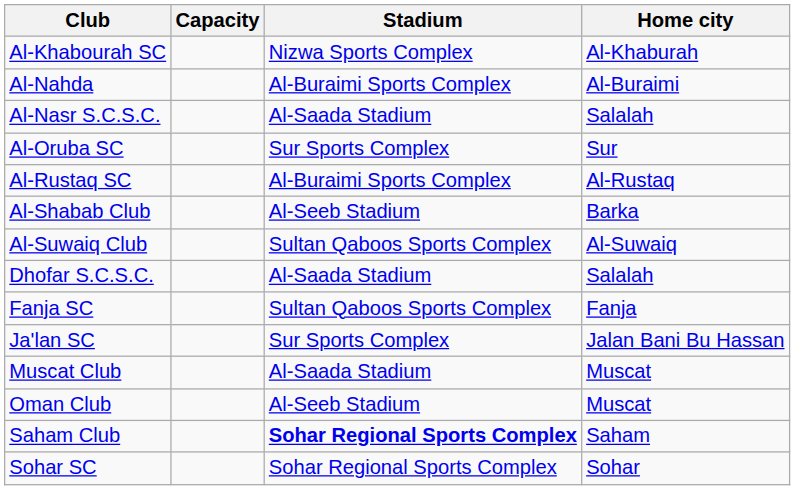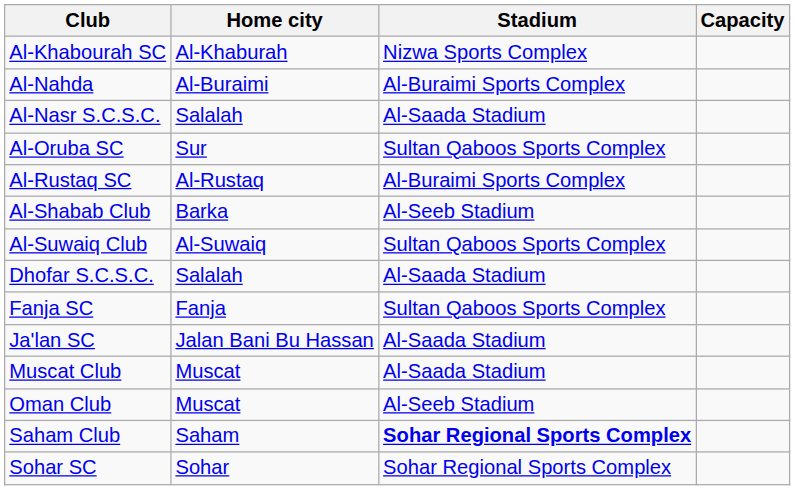columns swapped: (685, 20) <-> (217, 20)
(359, 148) Sur Sports Complex -> (524, 148) Sultan Qaboos Sports Complex
(359, 340) Sur Sports Complex -> (464, 340) Al-Saada Stadium
